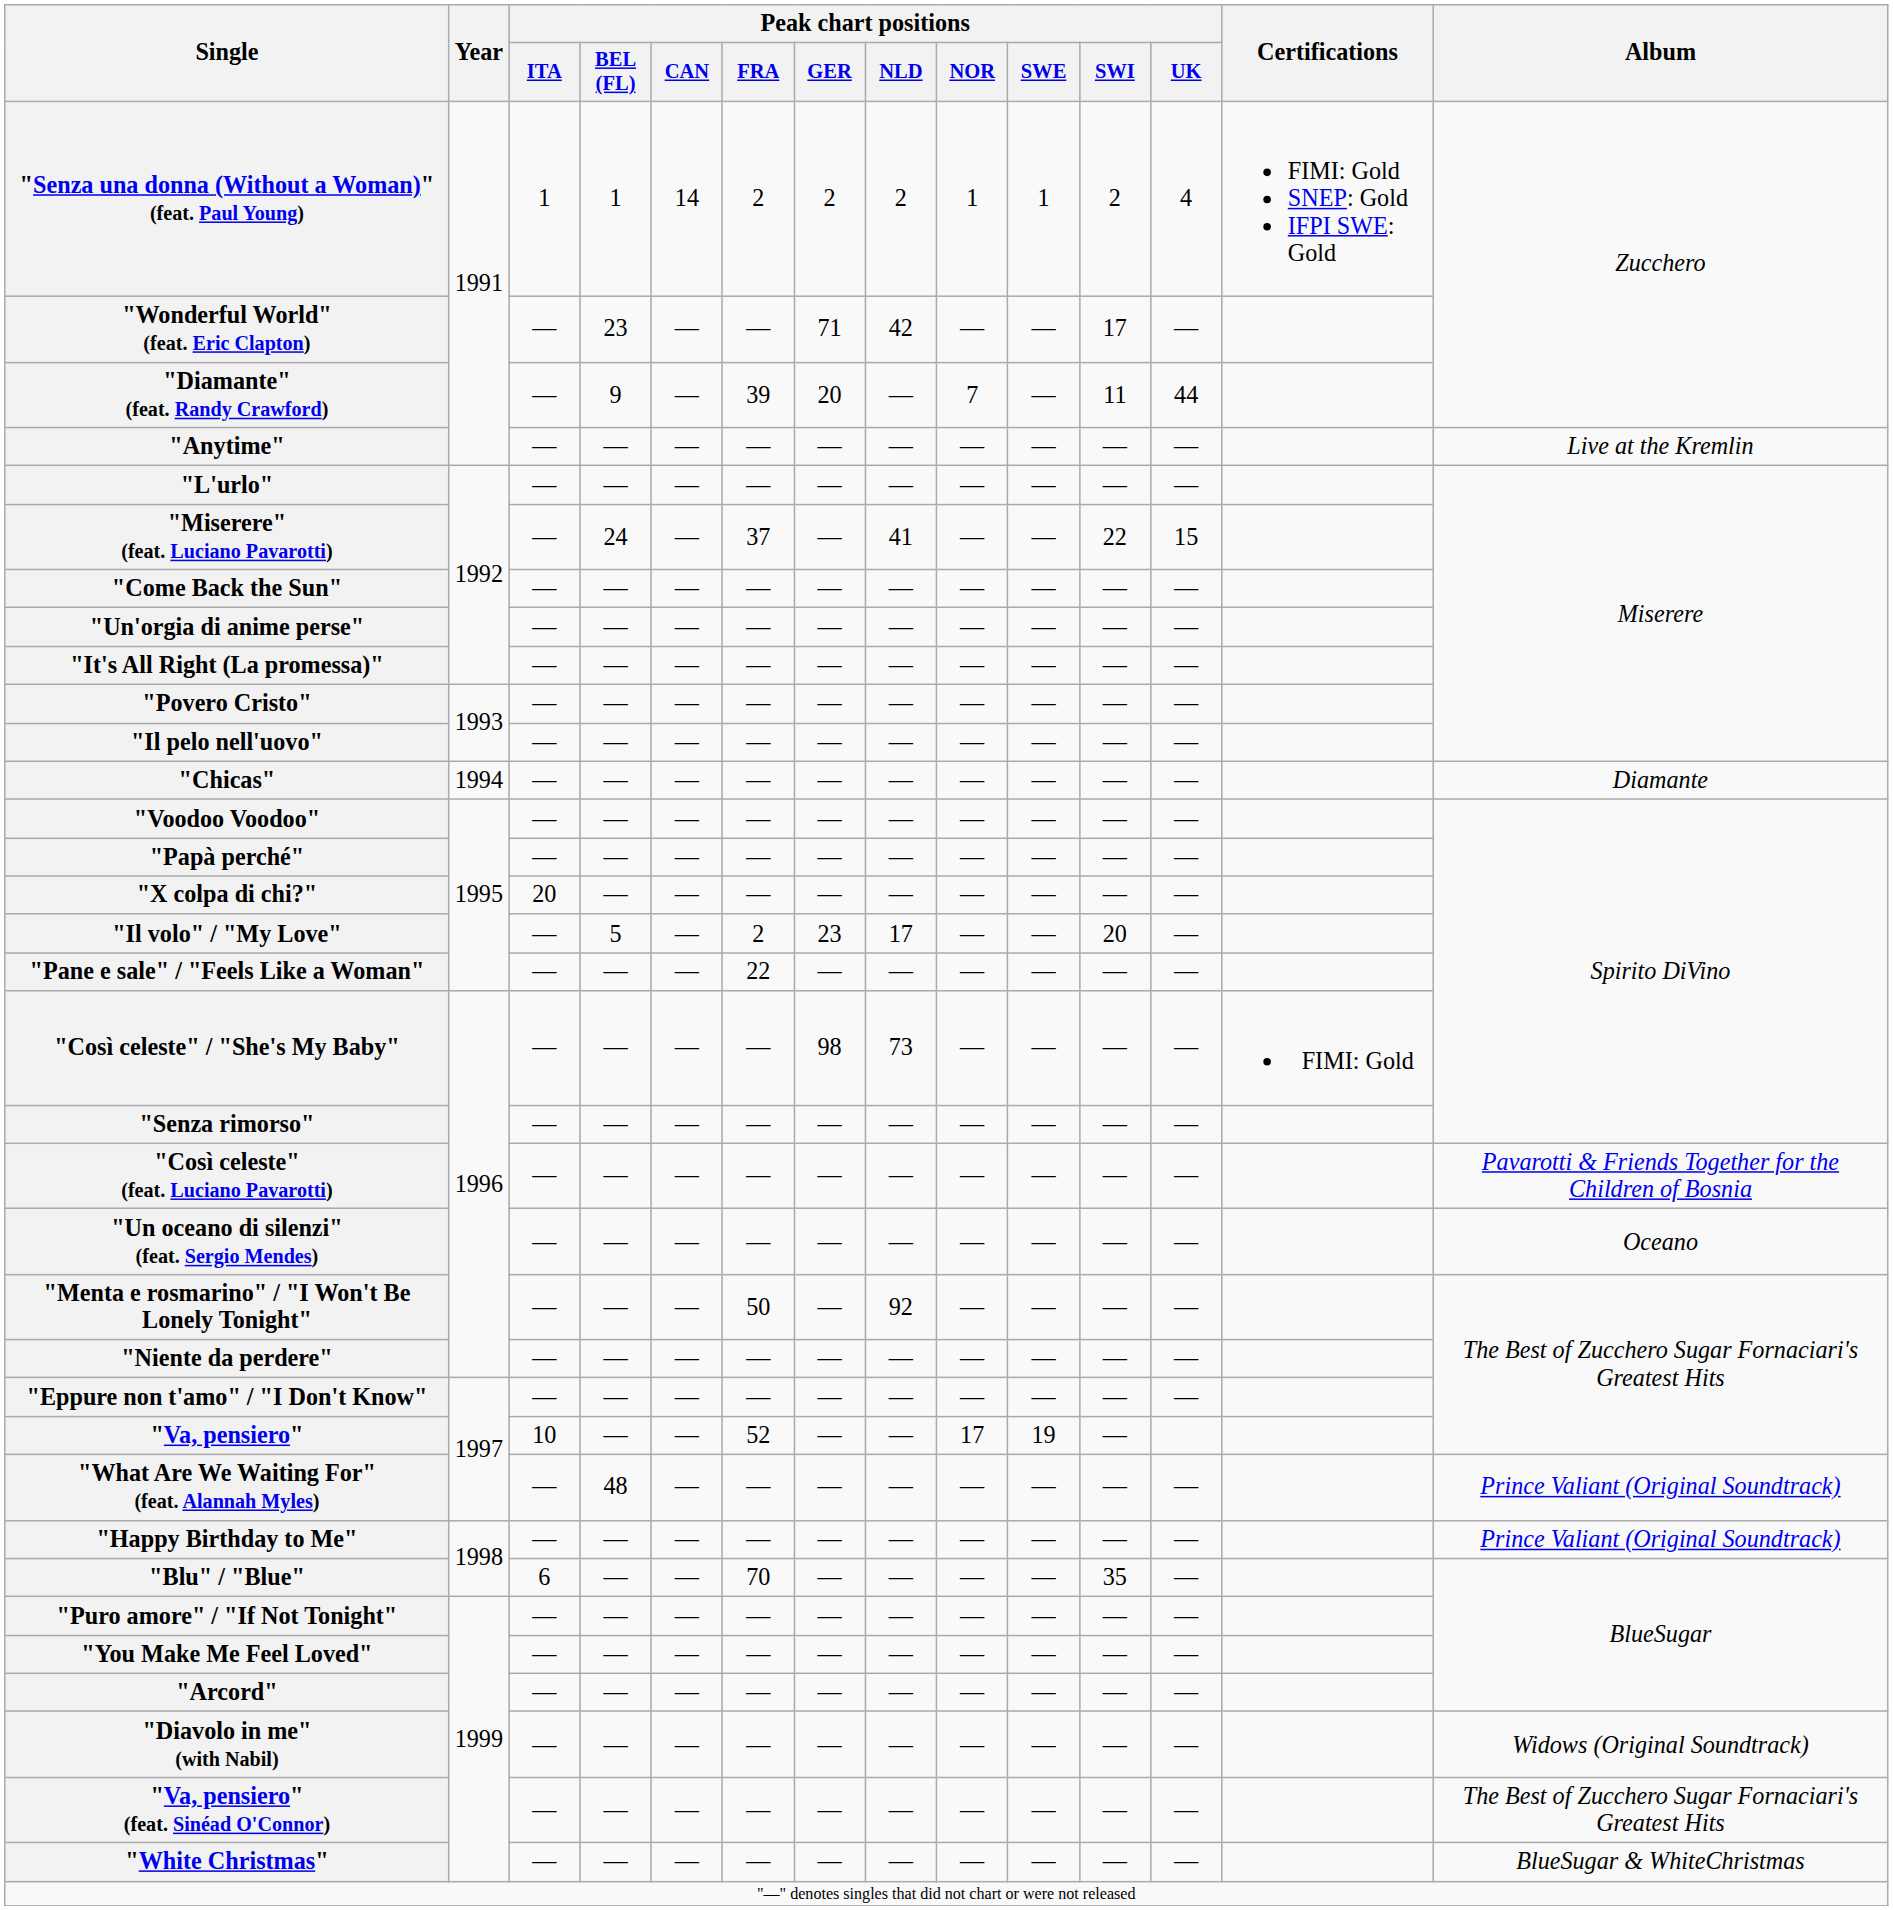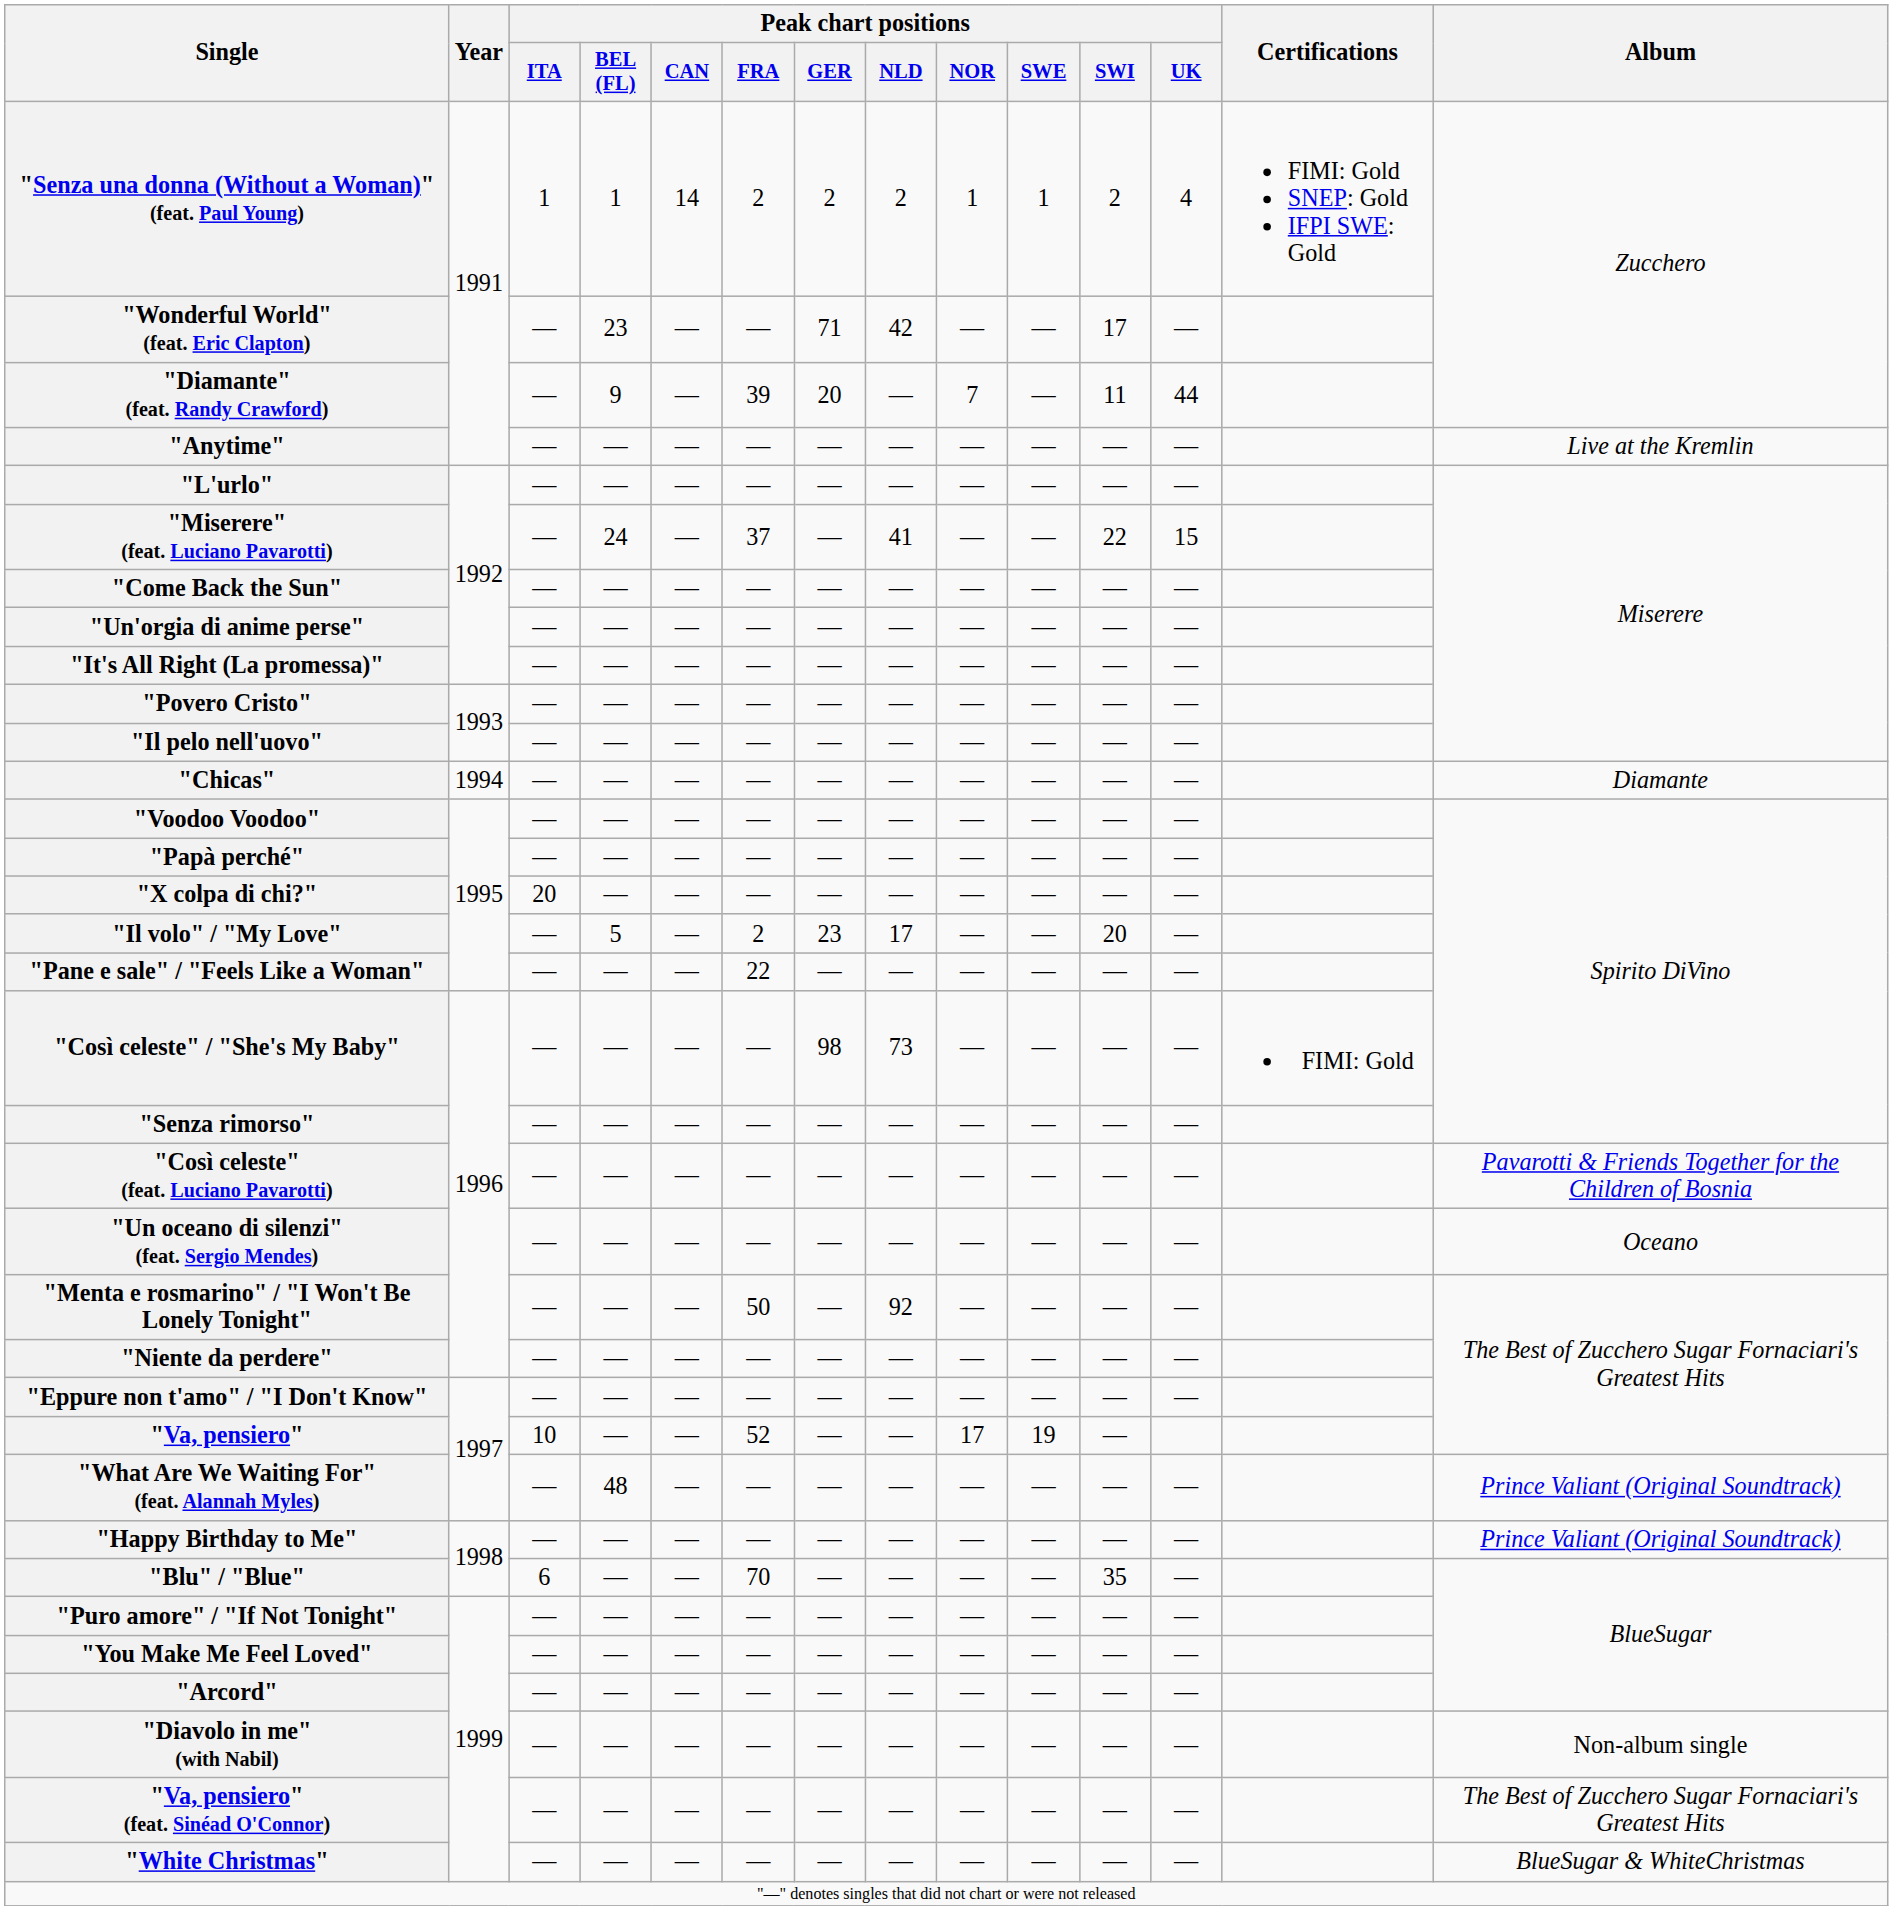(1660, 1744) Widows (Original Soundtrack) -> (1660, 1744) Non-album single
